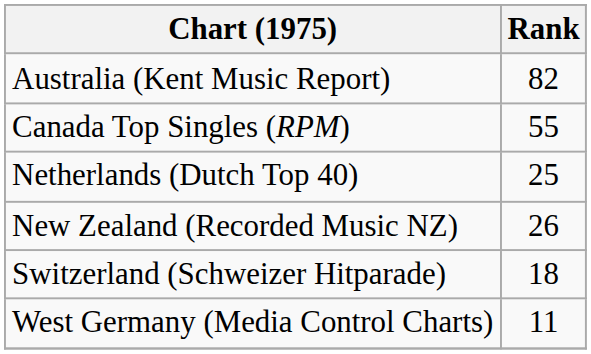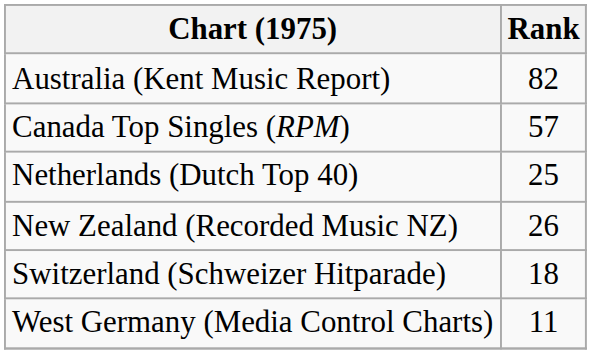(544, 126) 55 -> (544, 126) 57
